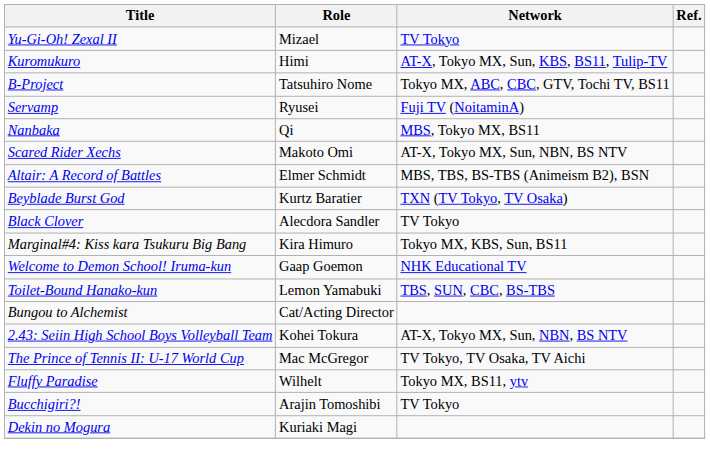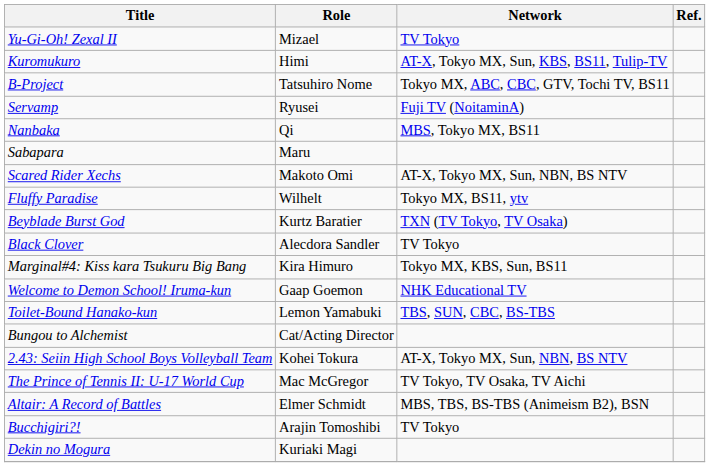+ row: (36, 152)
rows swapped: (84, 175) <-> (53, 381)
